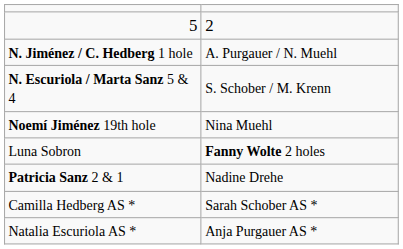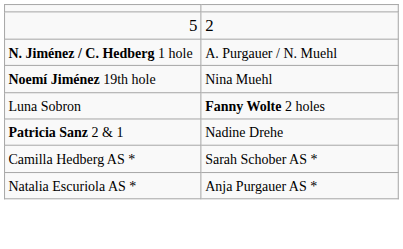- row: (98, 89)
